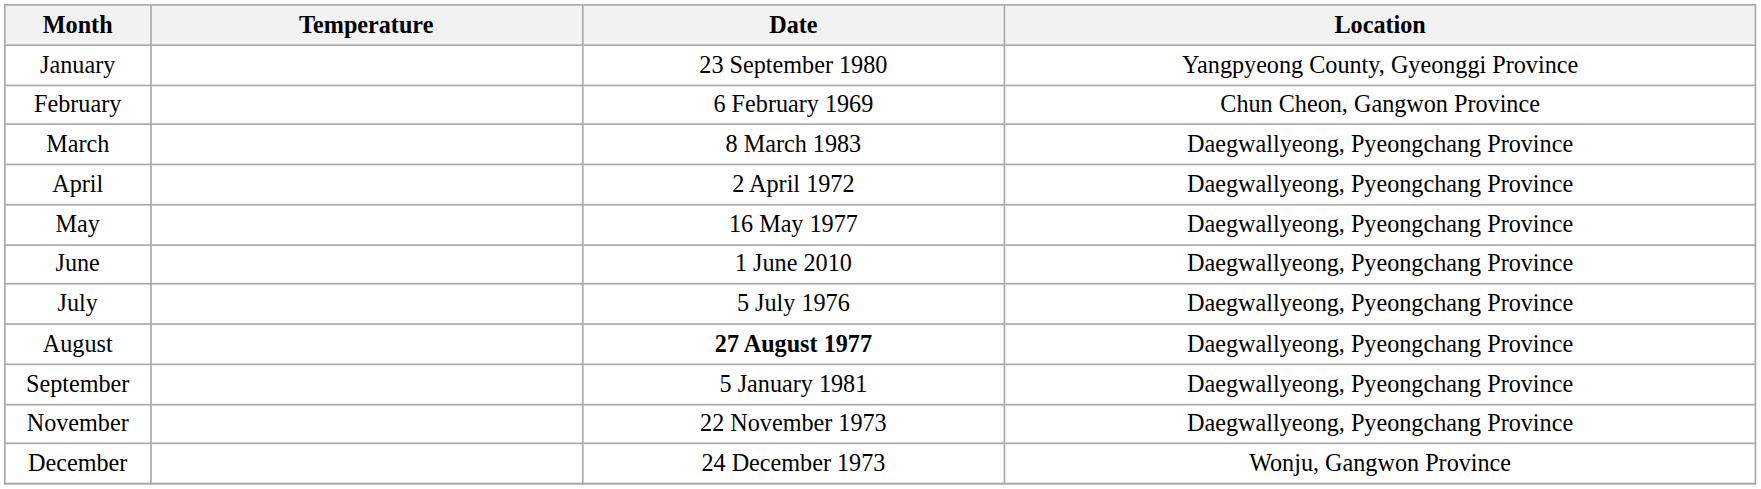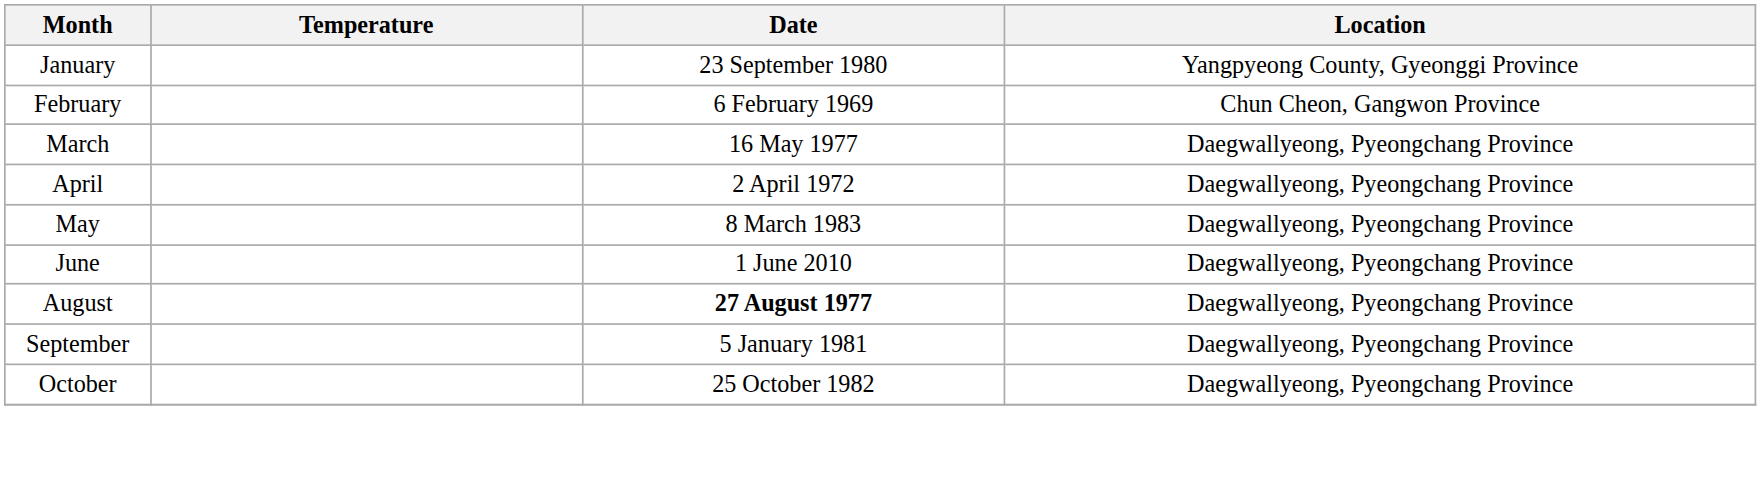(793, 144) 8 March 1983 -> (793, 144) 16 May 1977
(793, 224) 16 May 1977 -> (793, 224) 8 March 1983
- row: (78, 304)
+ row: (78, 383)
- row: (78, 423)
- row: (78, 463)
